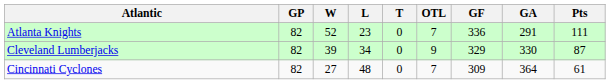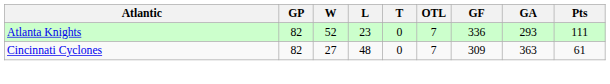(528, 32) 291 -> (528, 32) 293
- row: (63, 50)
(528, 69) 364 -> (528, 50) 363
